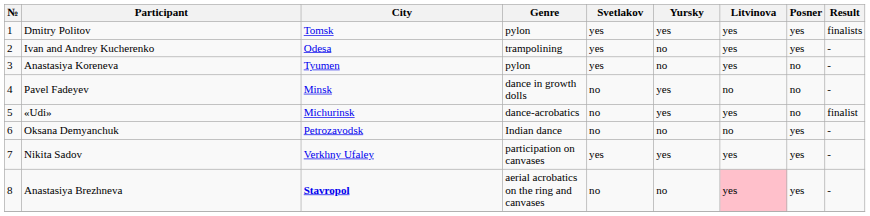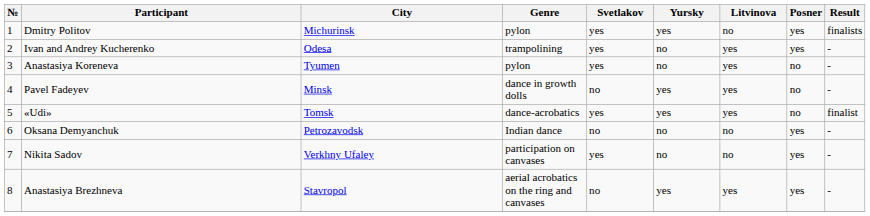(319, 30) Tomsk -> (329, 30) Michurinsk
(730, 30) yes -> (728, 30) no
(728, 89) no -> (730, 89) yes
(329, 113) Michurinsk -> (319, 113) Tomsk
(595, 113) no -> (596, 113) yes
(664, 154) yes -> (662, 154) no
(730, 154) yes -> (728, 154) no
(327, 190) bold -> (325, 190) normal
(662, 190) no -> (664, 190) yes
(730, 190) pink background -> (730, 190) no background
